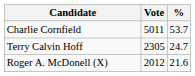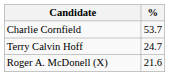- column: (154, 12)
